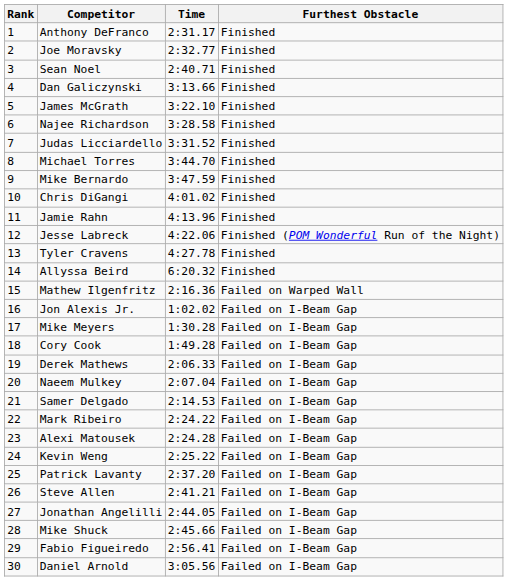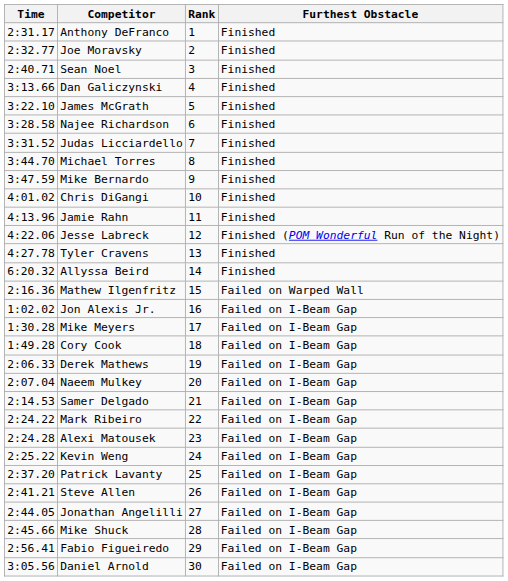columns swapped: (21, 14) <-> (192, 14)
